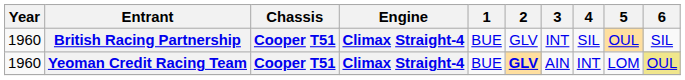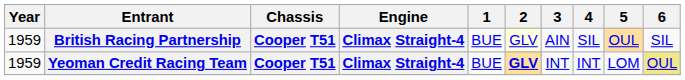(24, 40) 1960 -> (24, 40) 1959
(523, 40) no background -> (523, 40) lightyellow background
(557, 40) INT -> (557, 40) AIN
(24, 63) 1960 -> (24, 63) 1959
(557, 63) AIN -> (557, 63) INT
